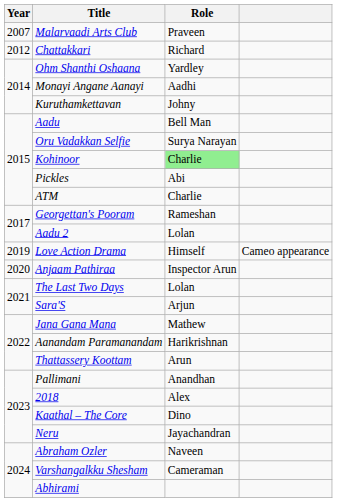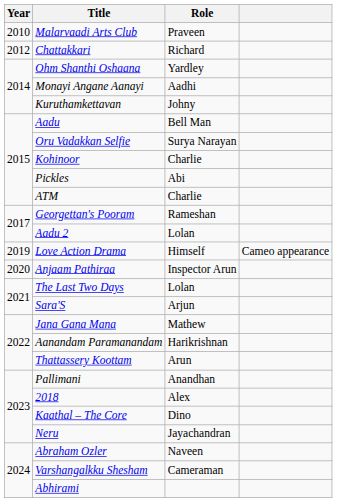(19, 31) 2007 -> (19, 31) 2010
(185, 159) lightgreen background -> (185, 159) no background
